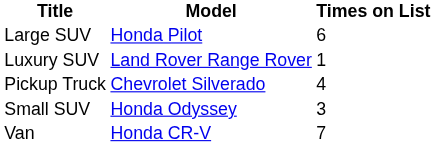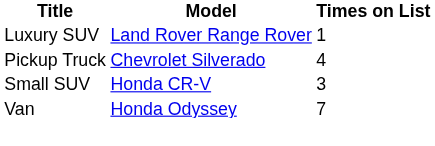- row: (48, 35)
(174, 108) Honda Odyssey -> (161, 84) Honda CR-V
(161, 133) Honda CR-V -> (174, 108) Honda Odyssey
